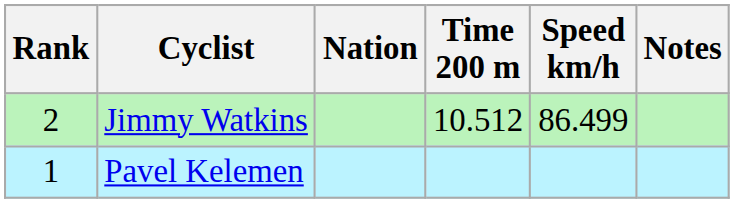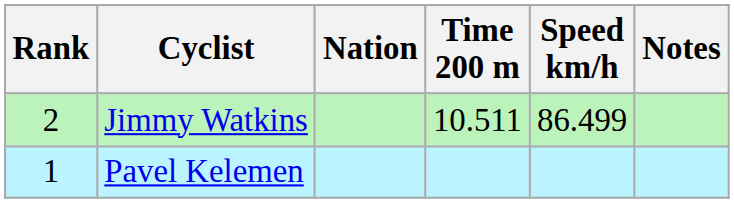(478, 119) 10.512 -> (477, 119) 10.511
